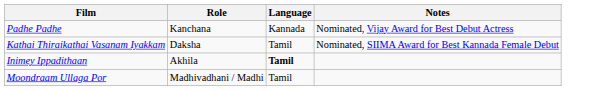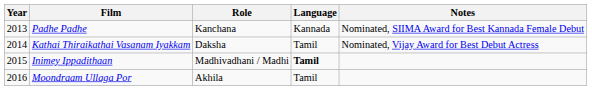+ column: (17, 12)
(415, 28) Nominated, Vijay Award for Best Debut Actress -> (463, 28) Nominated, SIIMA Award for Best Kannada Female Debut
(438, 45) Nominated, SIIMA Award for Best Kannada Female Debut -> (440, 45) Nominated, Vijay Award for Best Debut Actress
(184, 61) Akhila -> (242, 61) Madhivadhani / Madhi
(217, 77) Madhivadhani / Madhi -> (209, 77) Akhila
